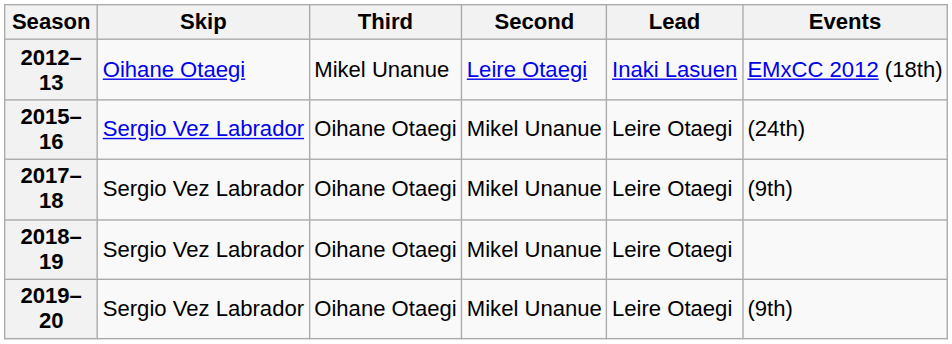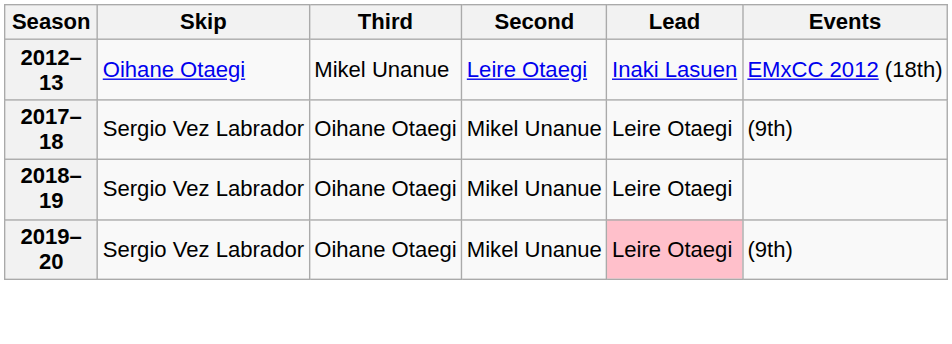- row: (51, 129)
(672, 308) no background -> (672, 249) pink background
